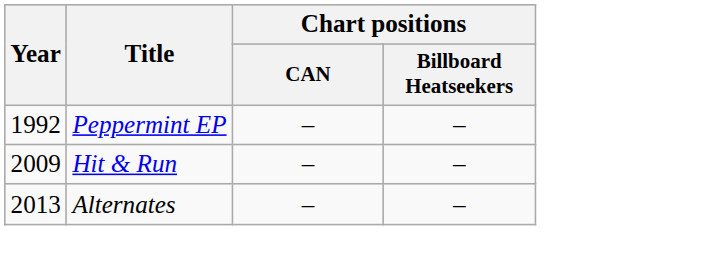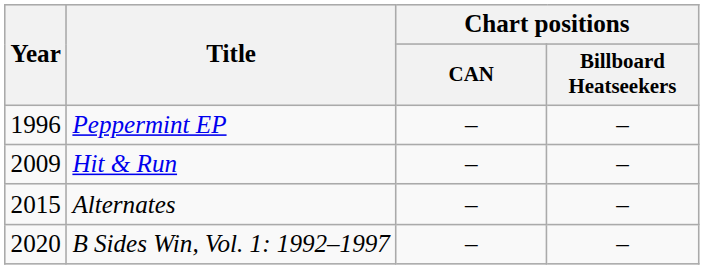(36, 124) 1992 -> (36, 124) 1996
(36, 204) 2013 -> (36, 204) 2015
+ row: (231, 243)
